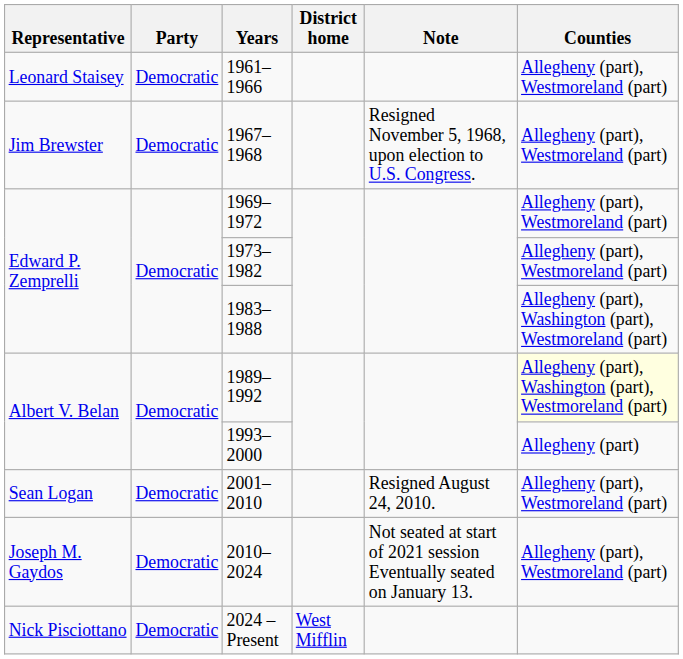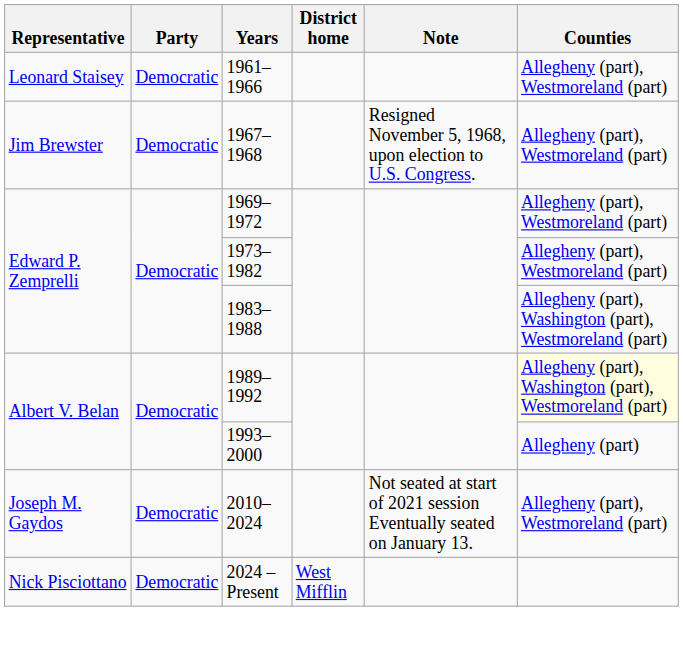- row: (249, 493)
